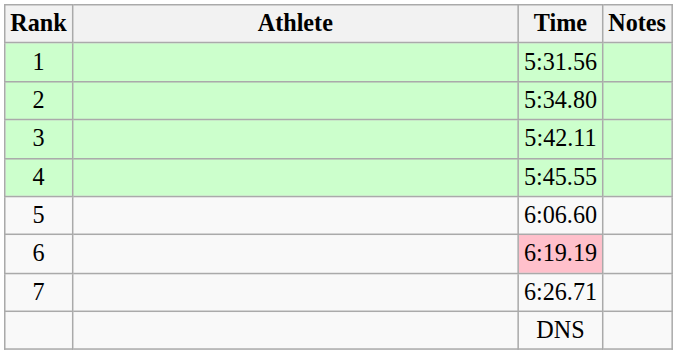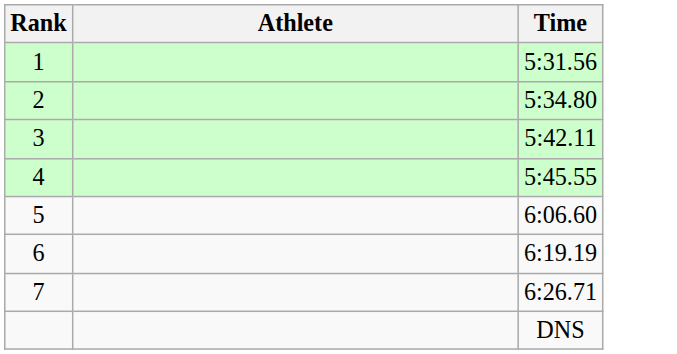- column: (637, 23)
(560, 253) pink background -> (560, 253) no background
